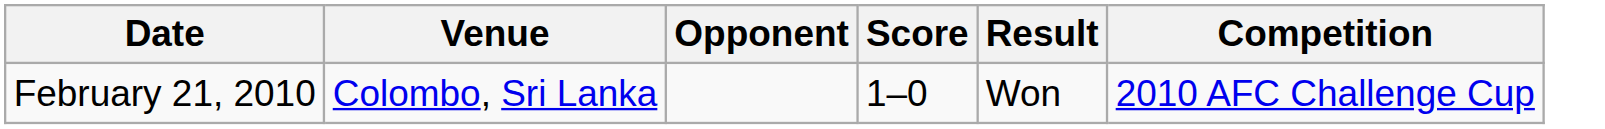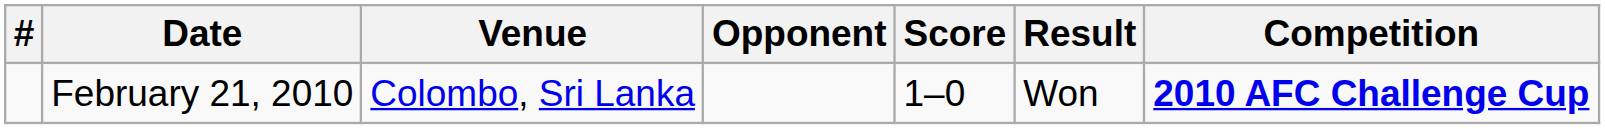+ column: (24, 33)
(1325, 92) normal -> (1371, 92) bold
